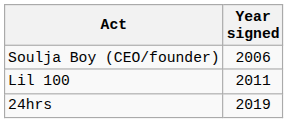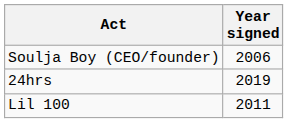rows swapped: (39, 81) <-> (30, 105)
